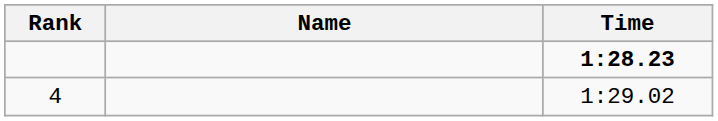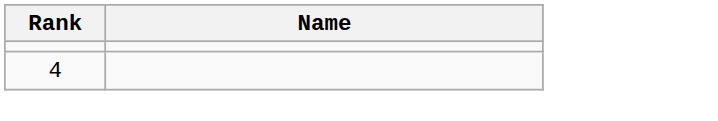- column: (628, 23)
